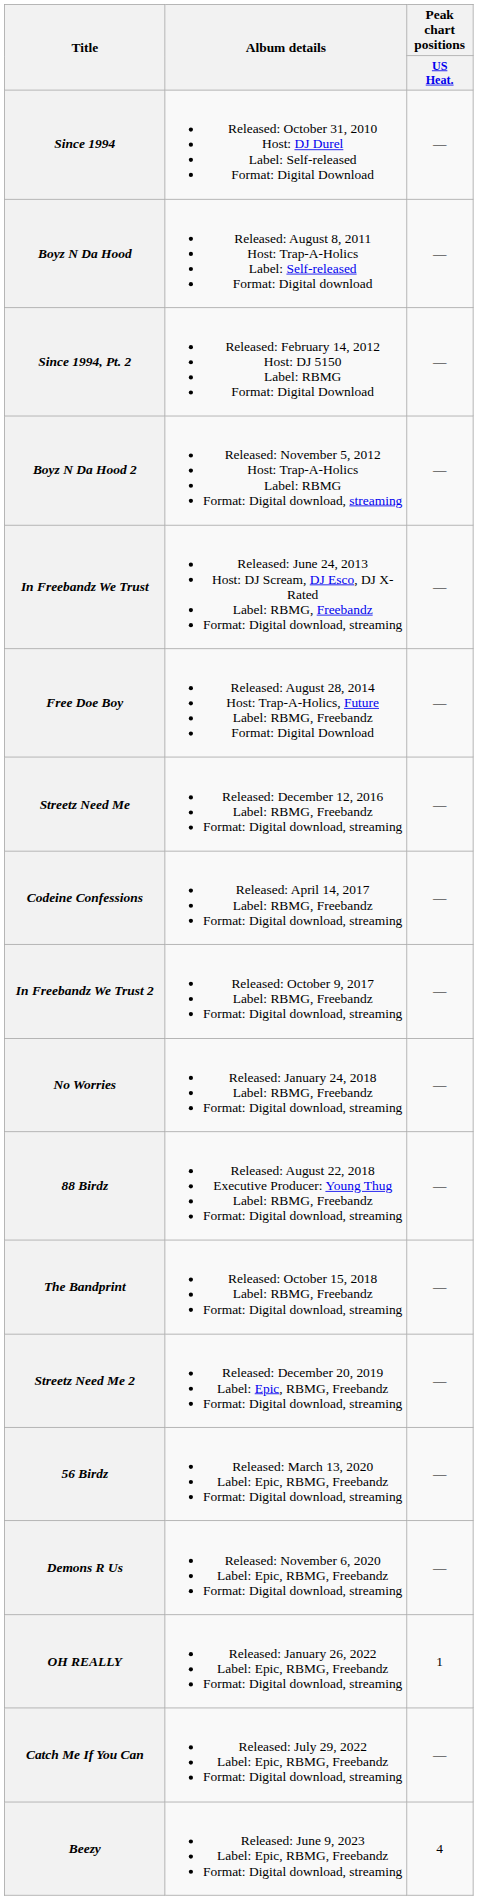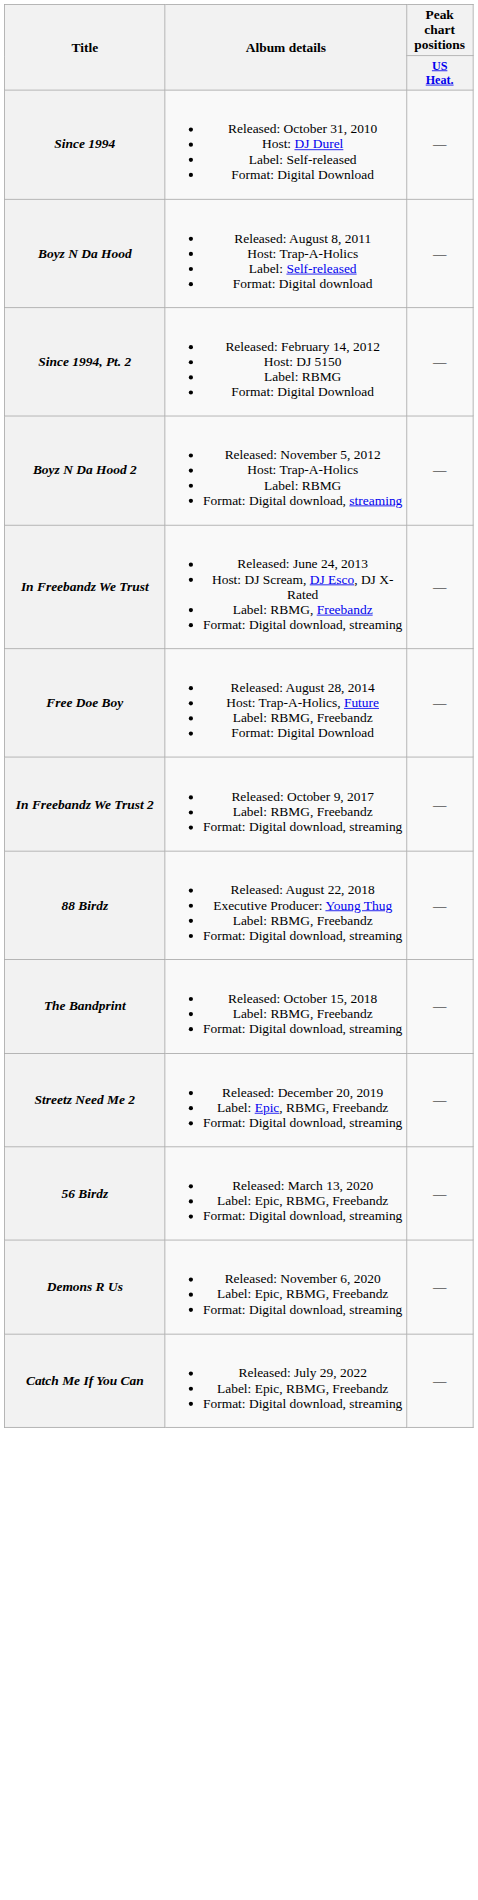- row: (85, 804)
- row: (85, 897)
- row: (85, 1084)
- row: (85, 1661)
- row: (85, 1848)
